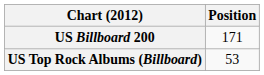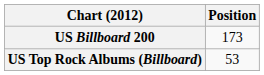(232, 37) 171 -> (232, 37) 173
